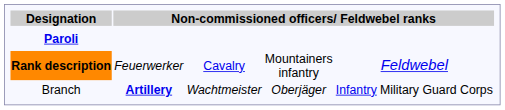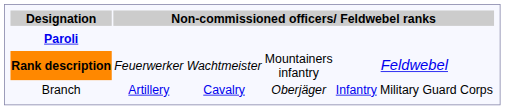(224, 66) Cavalry -> (224, 66) Wachtmeister
(149, 89) bold -> (149, 89) normal
(224, 89) Wachtmeister -> (224, 89) Cavalry
